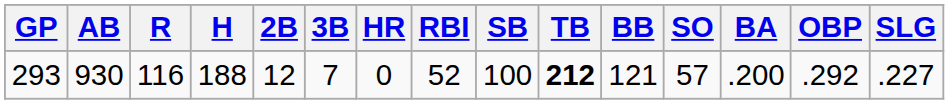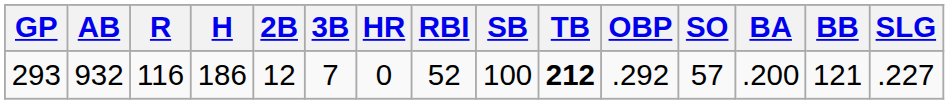columns swapped: (633, 27) <-> (830, 27)
(99, 74) 930 -> (99, 74) 932
(222, 74) 188 -> (222, 74) 186
